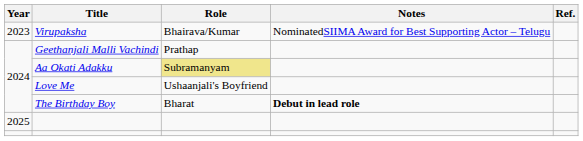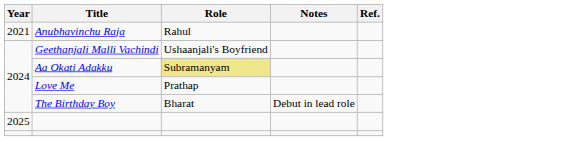+ row: (18, 31)
- row: (18, 31)
(181, 49) Prathap -> (216, 49) Ushaanjali's Boyfriend
(216, 85) Ushaanjali's Boyfriend -> (181, 85) Prathap
(316, 103) bold -> (314, 103) normal
